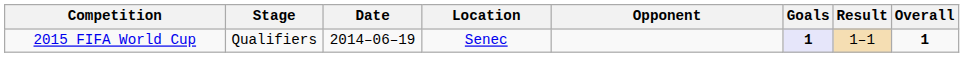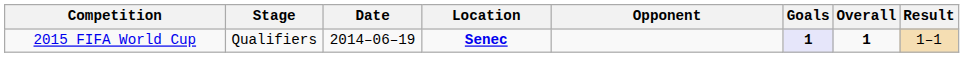columns swapped: (862, 16) <-> (925, 16)
(486, 40) normal -> (486, 40) bold
